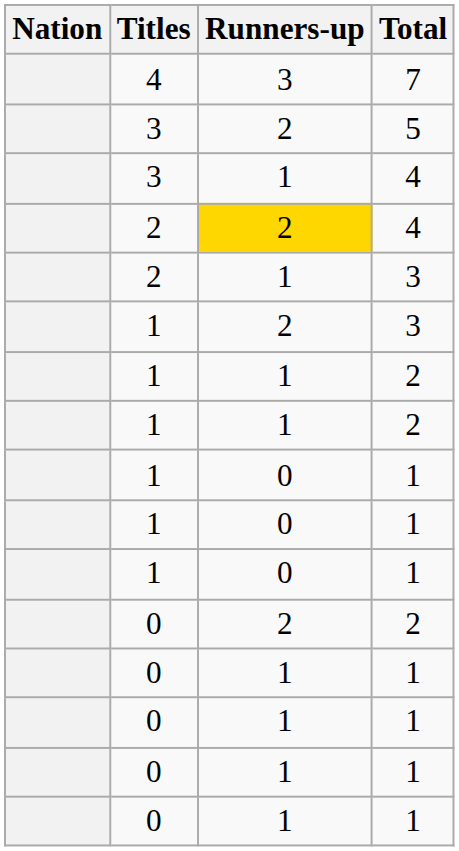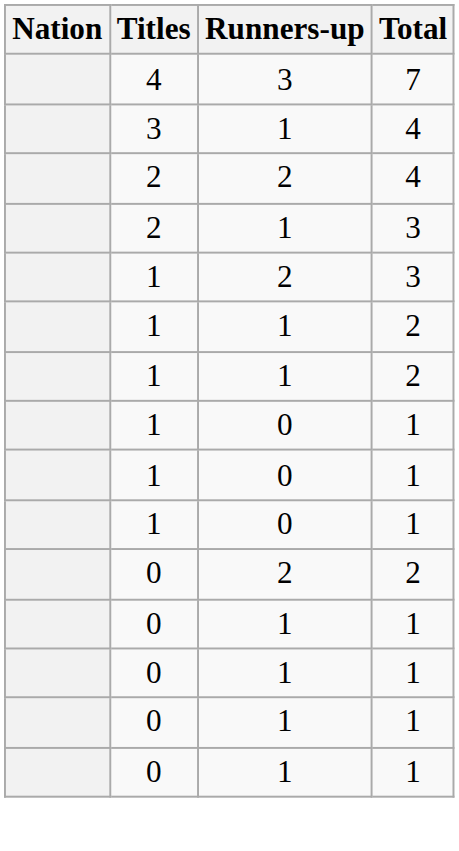- row: (154, 128)
(285, 227) gold background -> (285, 177) no background
